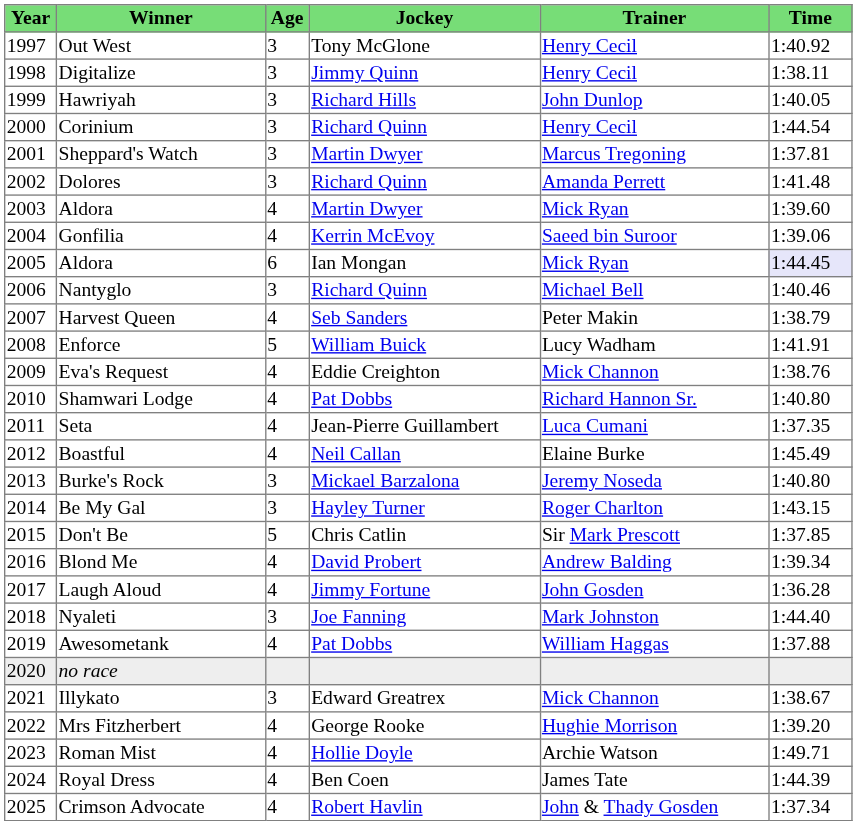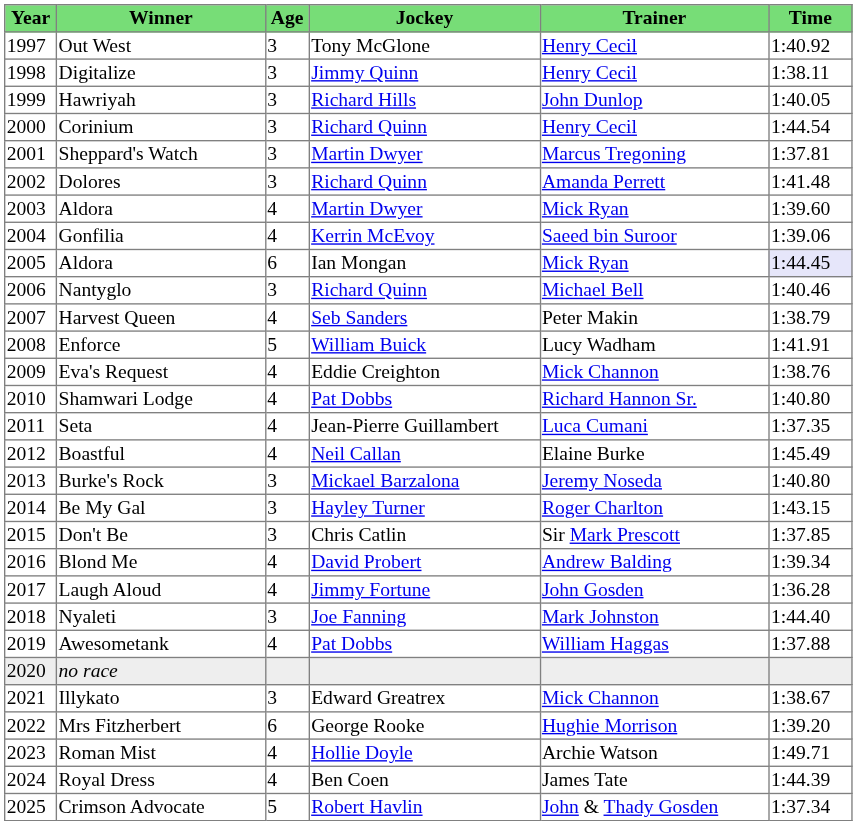(272, 534) 5 -> (272, 534) 3
(272, 725) 4 -> (272, 725) 6
(272, 806) 4 -> (272, 806) 5
